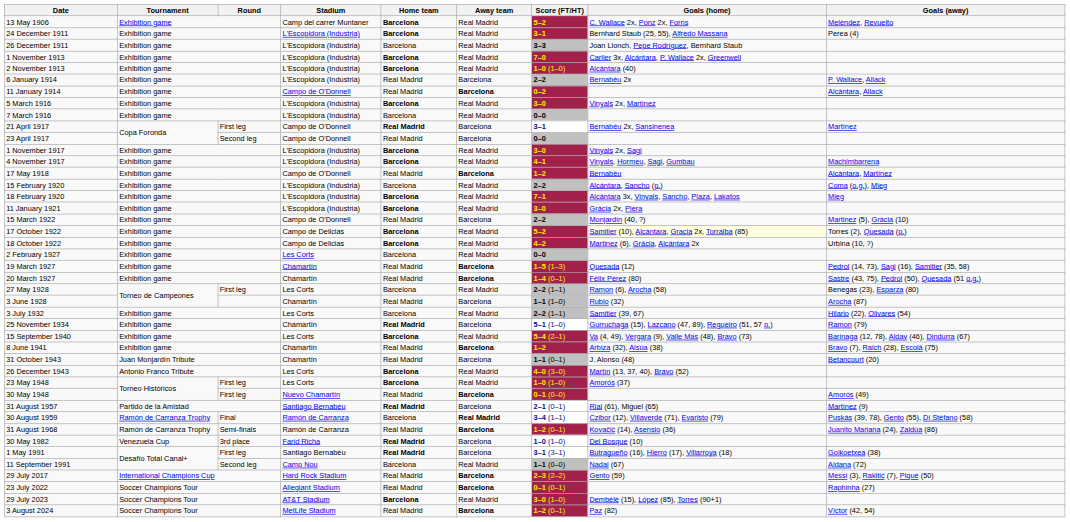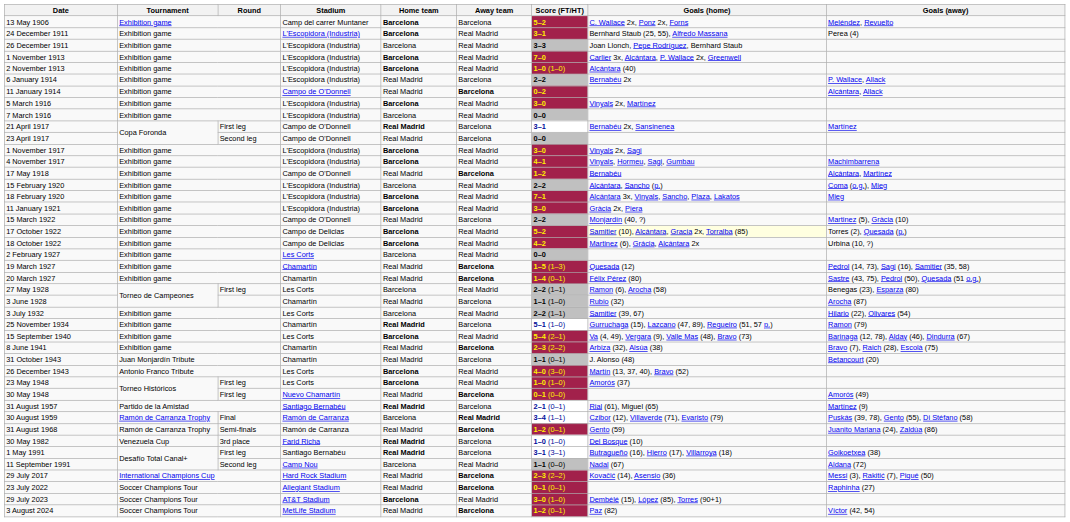(478, 22) Real Madrid -> (475, 22) Barcelona
(540, 348) 1–2 -> (549, 348) 2–3 (2–2)
(632, 429) Kovačić (14), Asensio (36) -> (607, 429) Gento (59)
(607, 476) Gento (59) -> (632, 476) Kovačić (14), Asensio (36)
